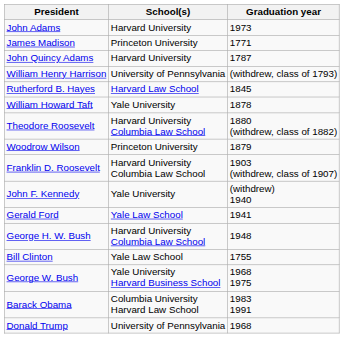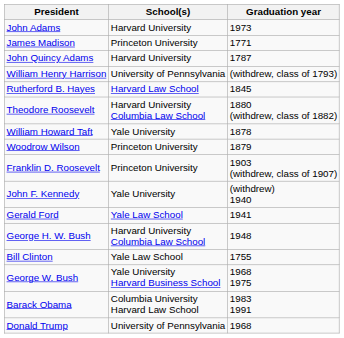rows swapped: (51, 126) <-> (50, 105)
(158, 168) Harvard University Columbia Law School -> (154, 168) Princeton University
